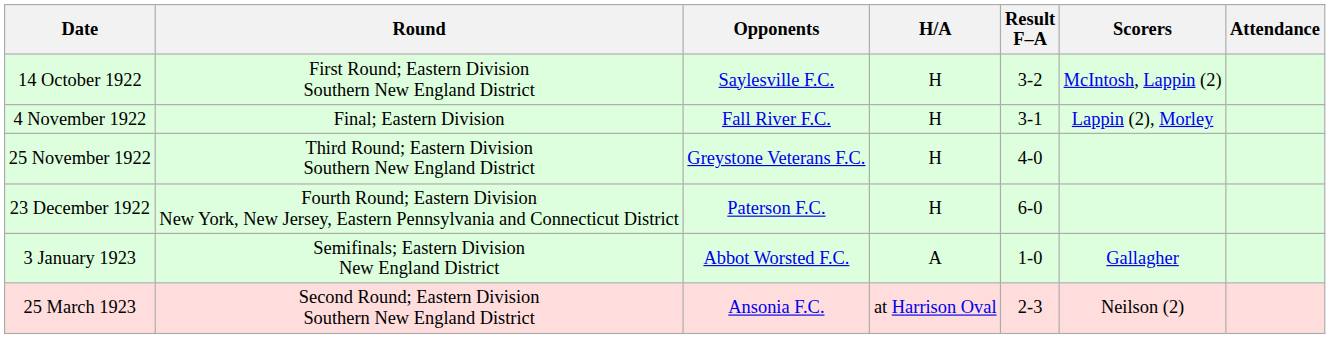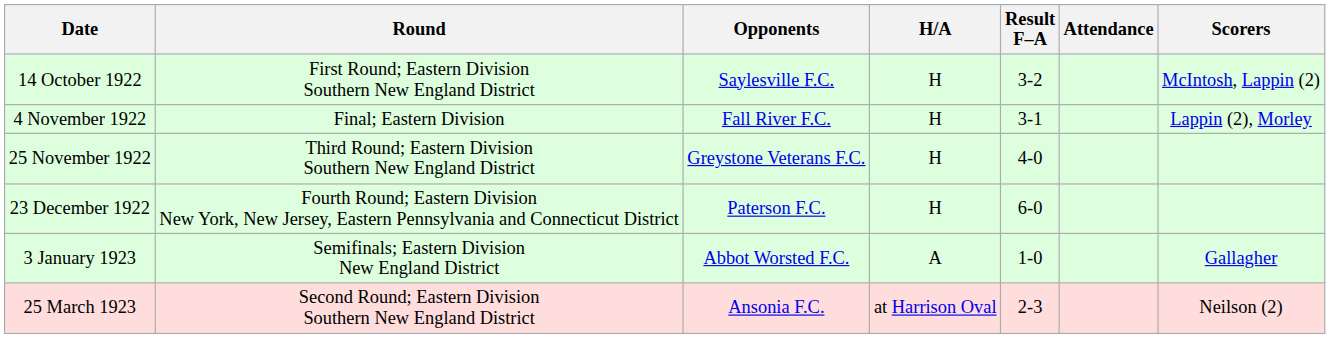columns swapped: (1143, 29) <-> (1275, 29)
